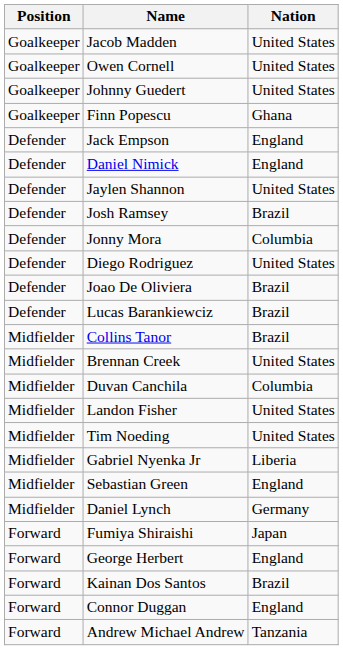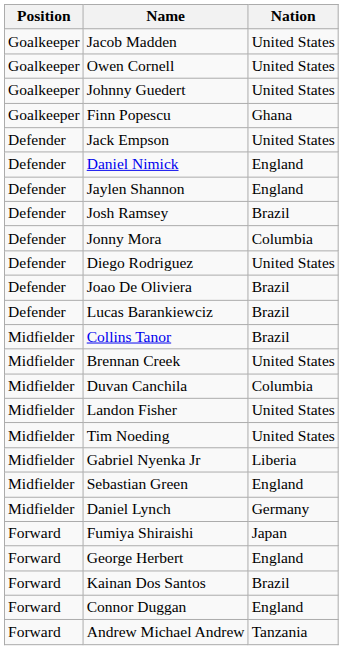(278, 139) England -> (293, 139) United States
(293, 189) United States -> (278, 189) England
